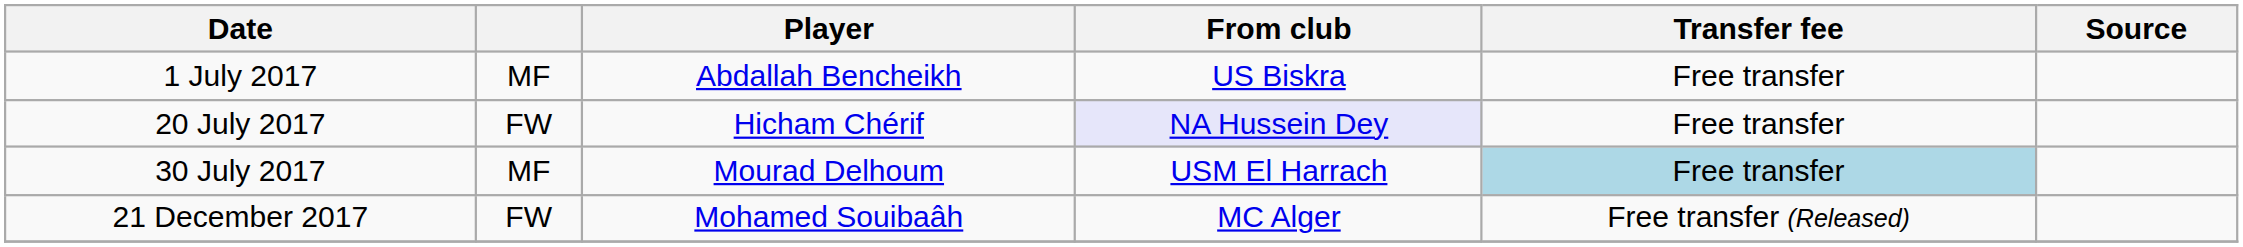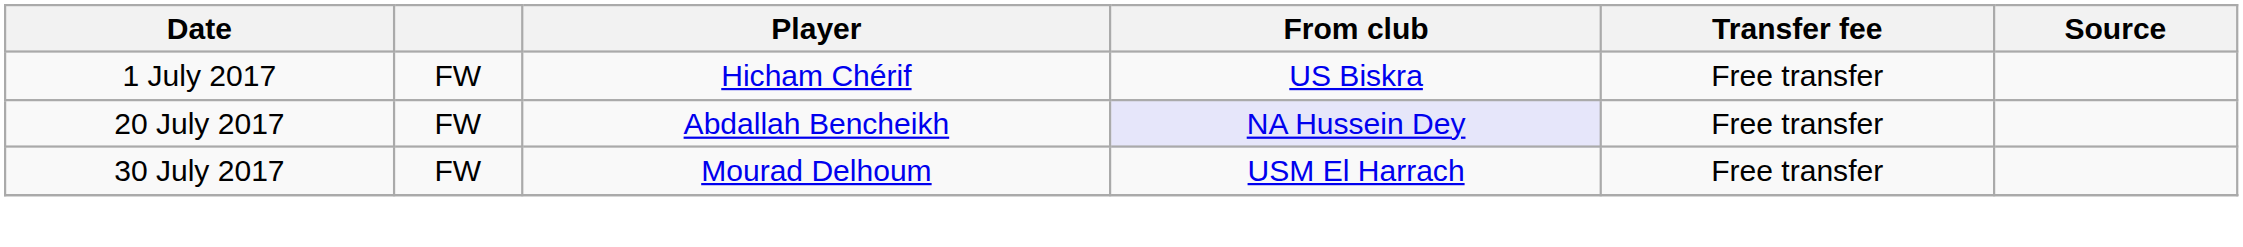(529, 76) MF -> (458, 76) FW
(829, 76) Abdallah Bencheikh -> (816, 76) Hicham Chérif
(829, 123) Hicham Chérif -> (816, 123) Abdallah Bencheikh
(529, 171) MF -> (458, 171) FW
(1759, 171) lightblue background -> (1797, 171) no background
- row: (240, 218)
